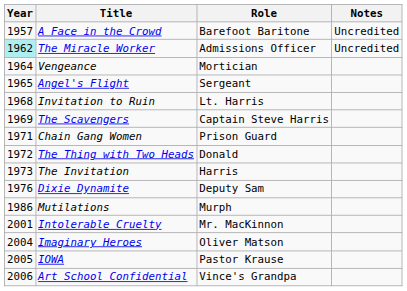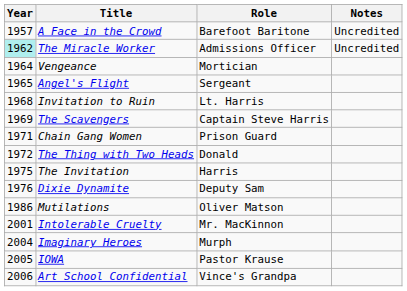(20, 171) 1973 -> (20, 171) 1975
(215, 207) Murph -> (241, 207) Oliver Matson
(241, 242) Oliver Matson -> (215, 242) Murph
